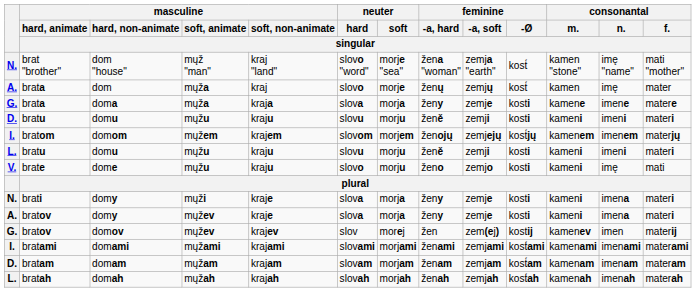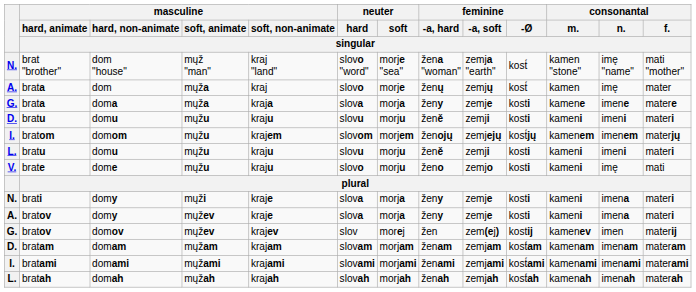(201, 135) mųžem -> (197, 135) mųžu
rows swapped: (12, 263) <-> (12, 247)
